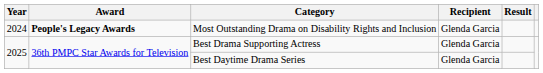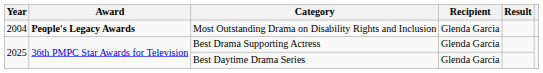(17, 28) 2024 -> (17, 28) 2004
